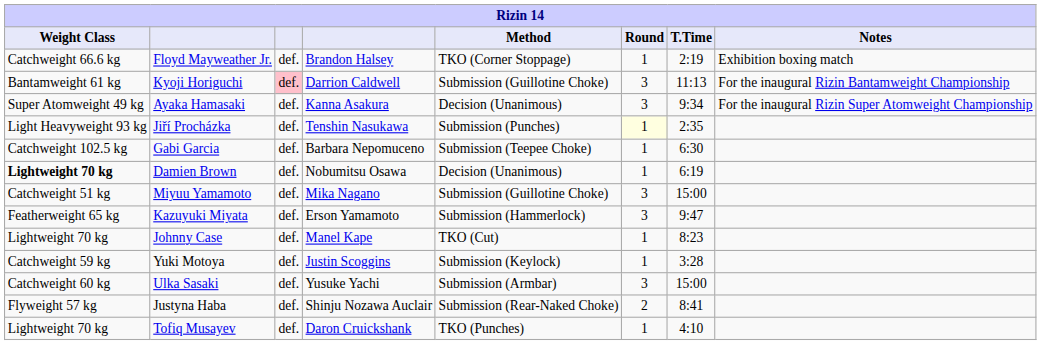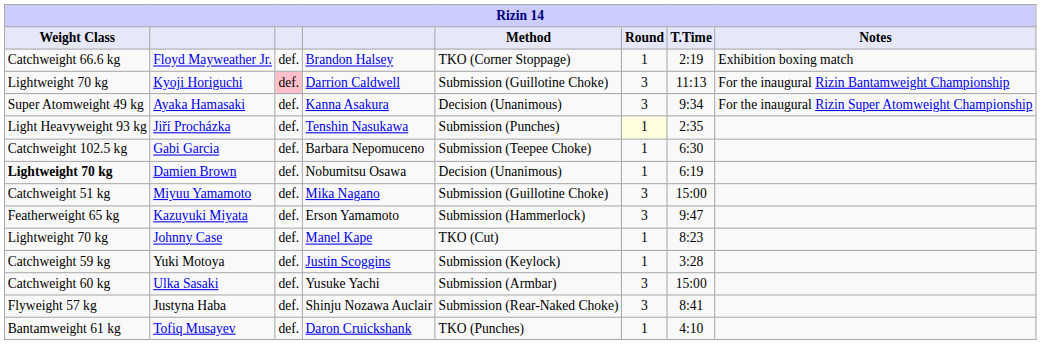(64, 82) Bantamweight 61 kg -> (58, 82) Lightweight 70 kg
(645, 306) 2 -> (645, 306) 3
(58, 328) Lightweight 70 kg -> (64, 328) Bantamweight 61 kg
